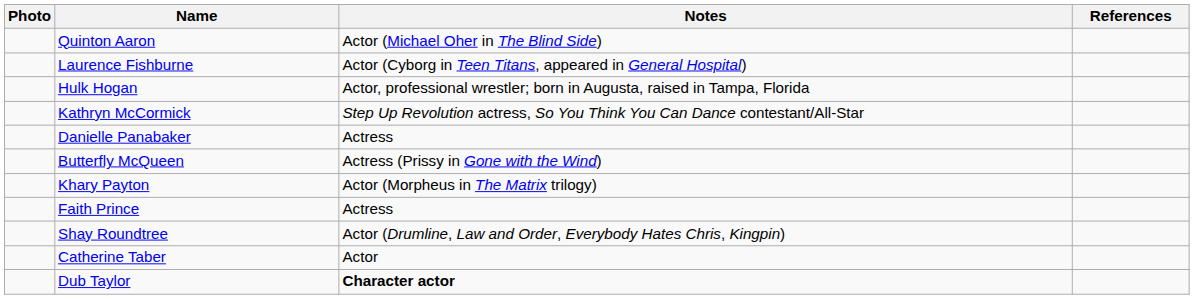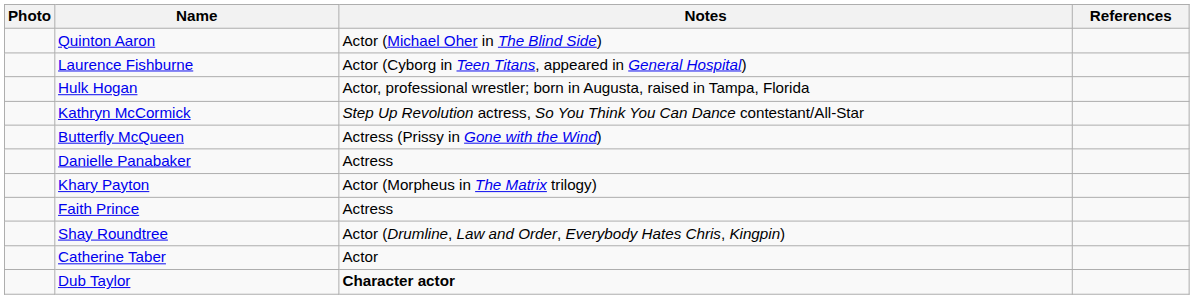rows swapped: (121, 161) <-> (124, 137)
